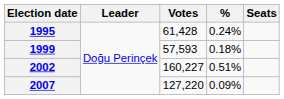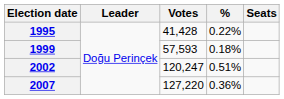(180, 31) 61,428 -> (180, 31) 41,428
(225, 31) 0.24% -> (225, 31) 0.22%
(183, 67) 160,227 -> (183, 67) 120,247
(225, 85) 0.09% -> (225, 85) 0.36%
